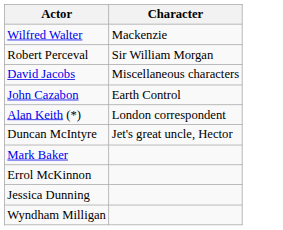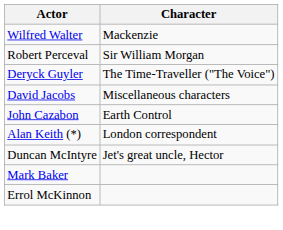+ row: (45, 74)
- row: (49, 194)
- row: (57, 214)
